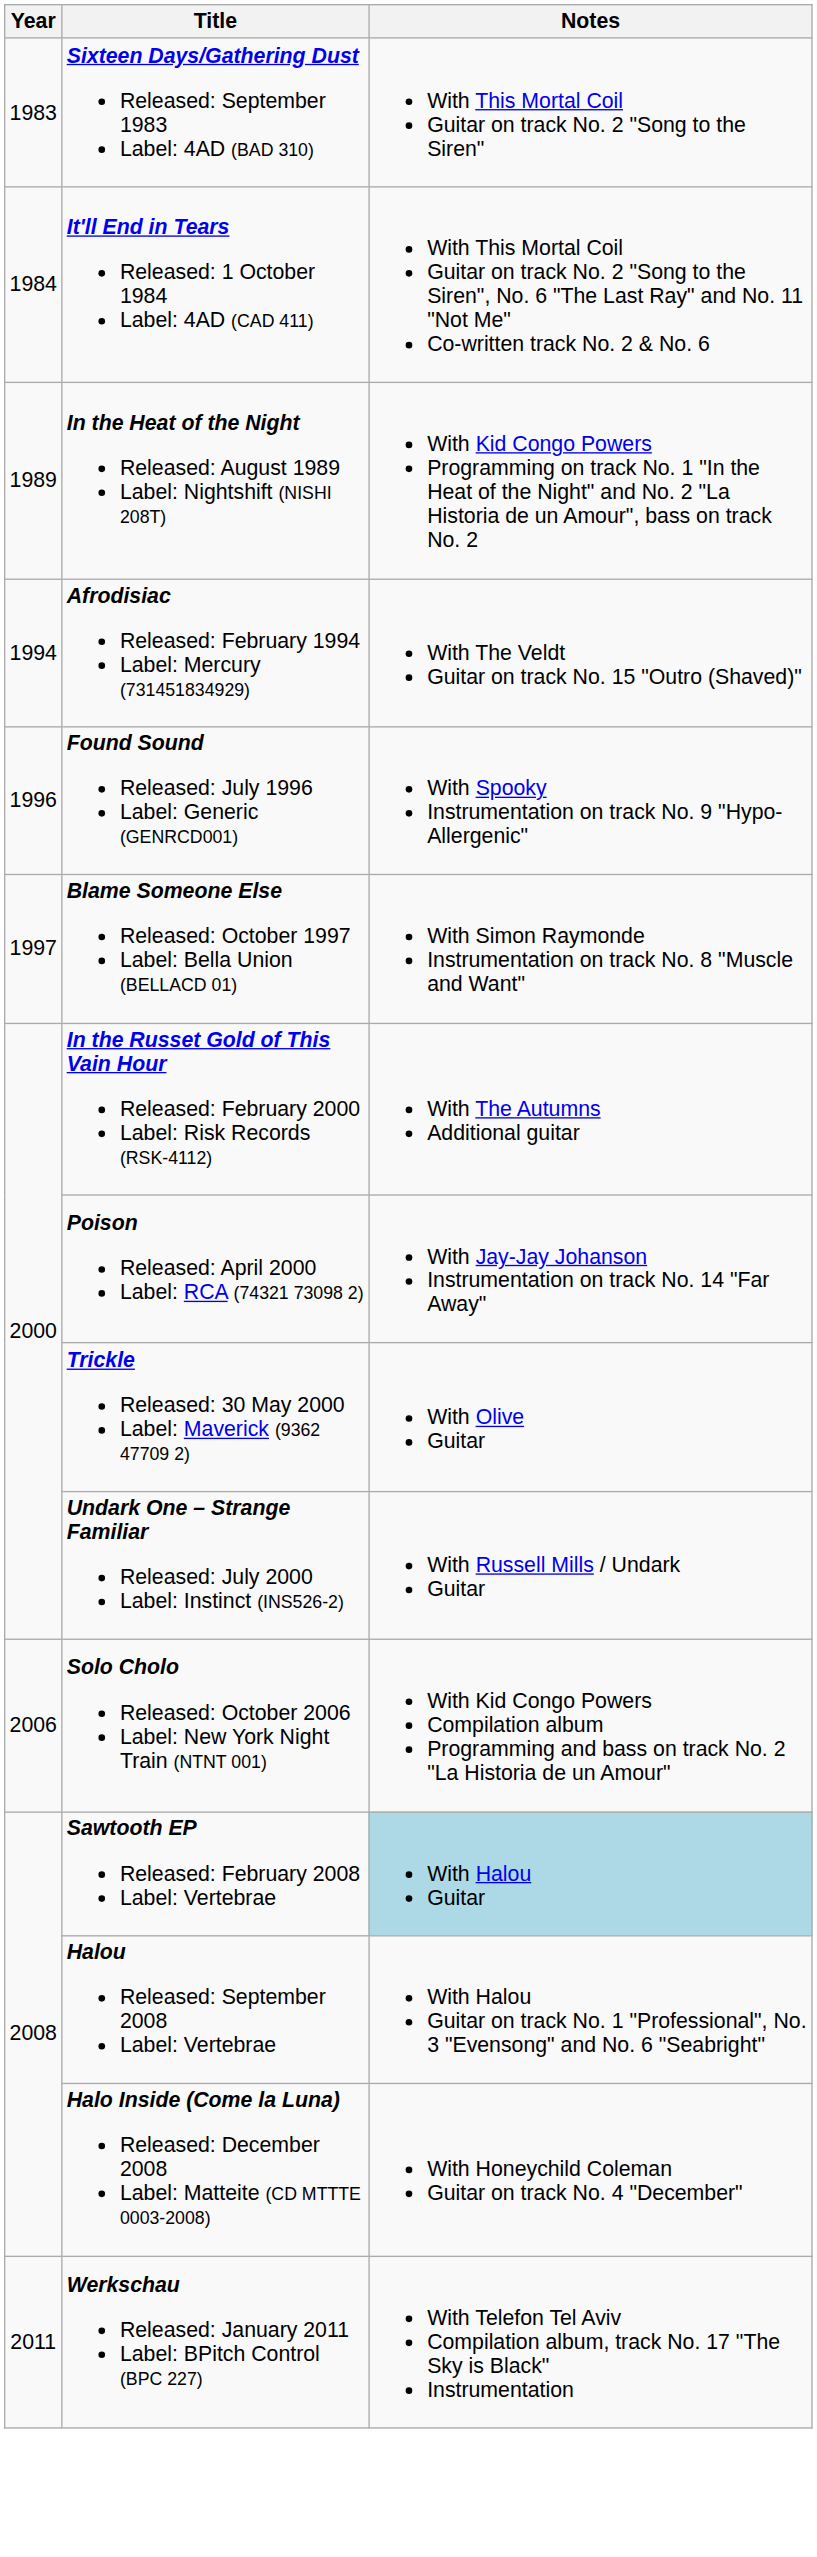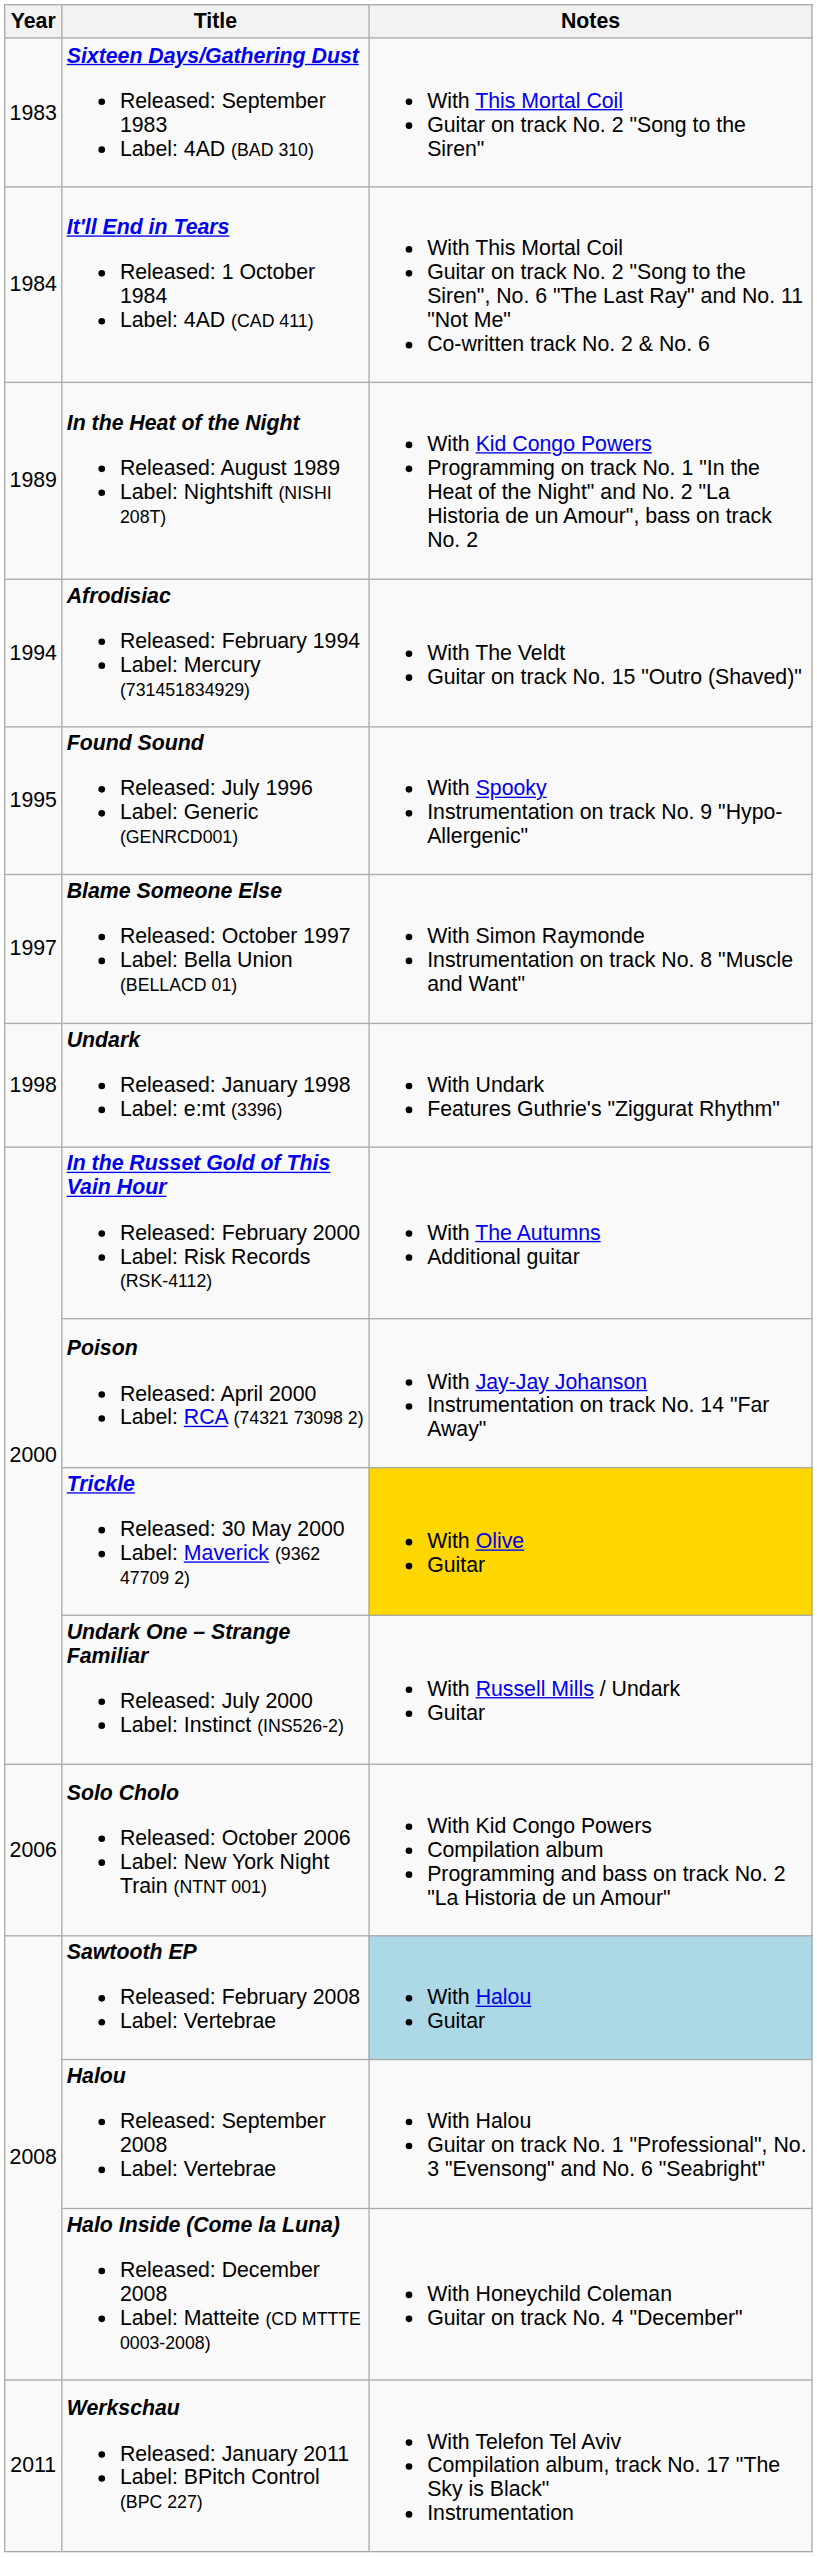(33, 800) 1996 -> (33, 800) 1995
+ row: (215, 1074)
(591, 1429) no background -> (591, 1553) gold background
